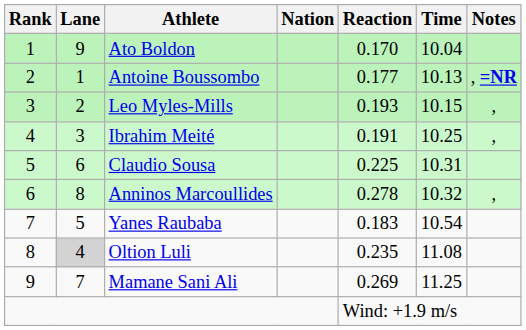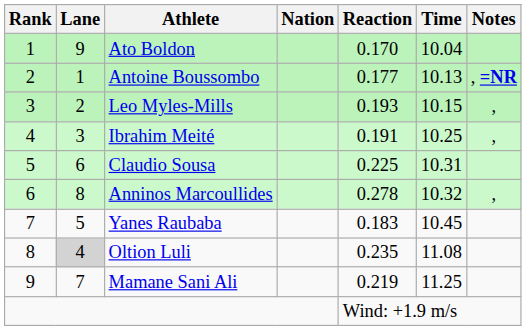(441, 223) 10.54 -> (441, 223) 10.45
(378, 281) 0.269 -> (378, 281) 0.219
